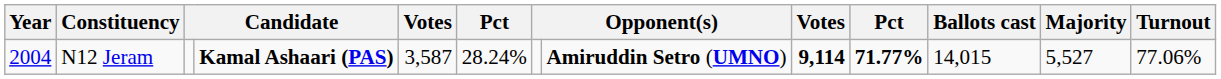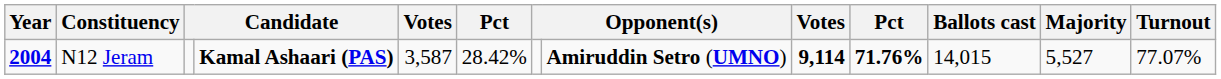(30, 56) normal -> (30, 56) bold
(494, 56) 28.24% -> (494, 56) 28.42%
(889, 56) 71.77% -> (889, 56) 71.76%
(1169, 56) 77.06% -> (1169, 56) 77.07%
